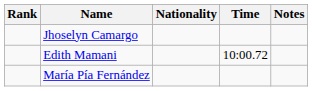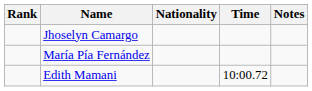rows swapped: (80, 55) <-> (96, 75)
